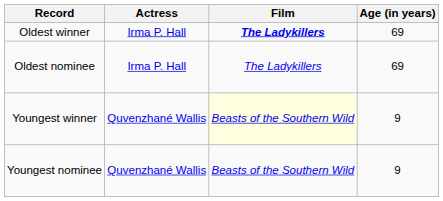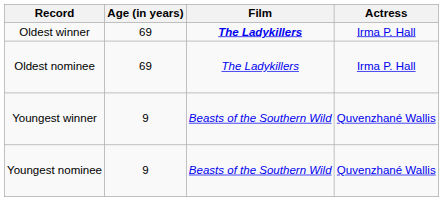columns swapped: (157, 13) <-> (398, 13)
(283, 118) lightyellow background -> (260, 118) no background
